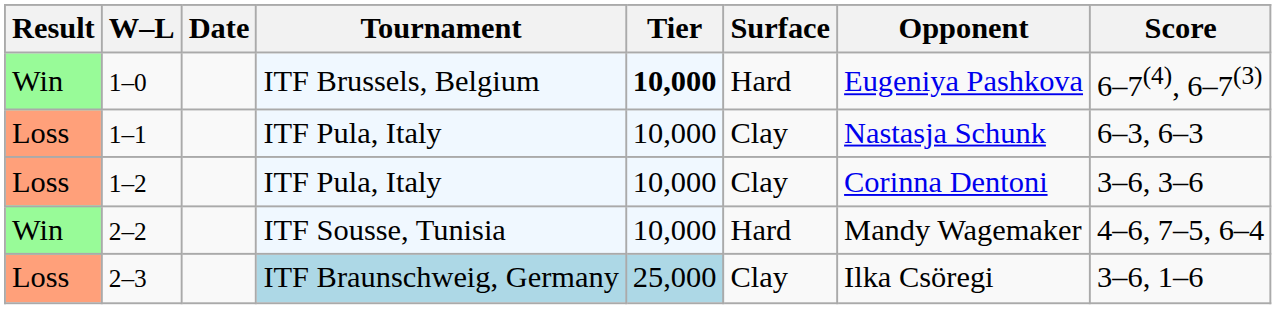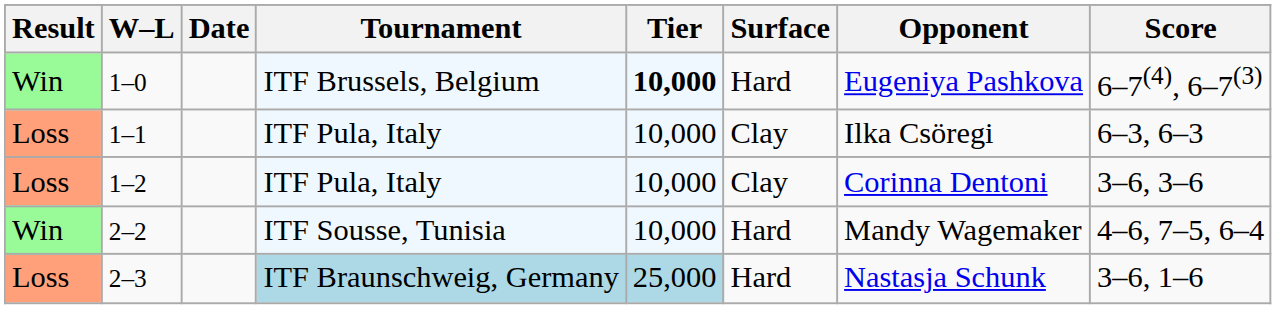(945, 133) Nastasja Schunk -> (919, 133) Ilka Csöregi
(759, 277) Clay -> (761, 277) Hard
(919, 277) Ilka Csöregi -> (945, 277) Nastasja Schunk
